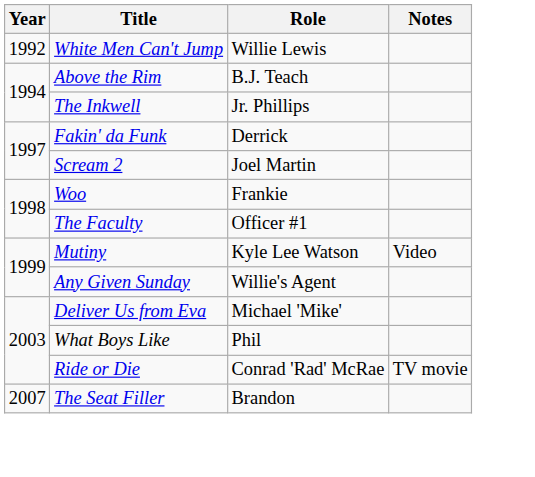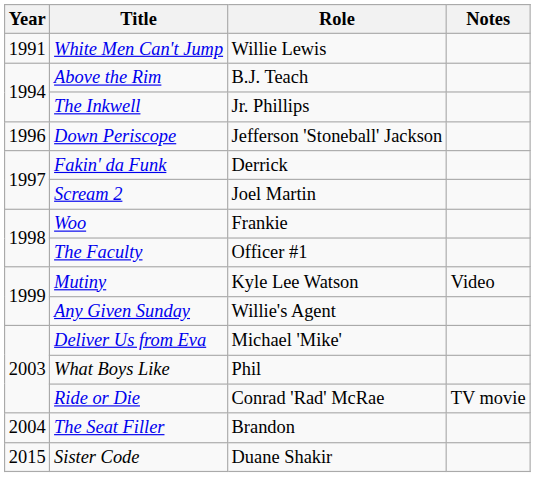(27, 48) 1992 -> (27, 48) 1991
+ row: (115, 135)
(27, 398) 2007 -> (27, 427) 2004
+ row: (97, 456)
